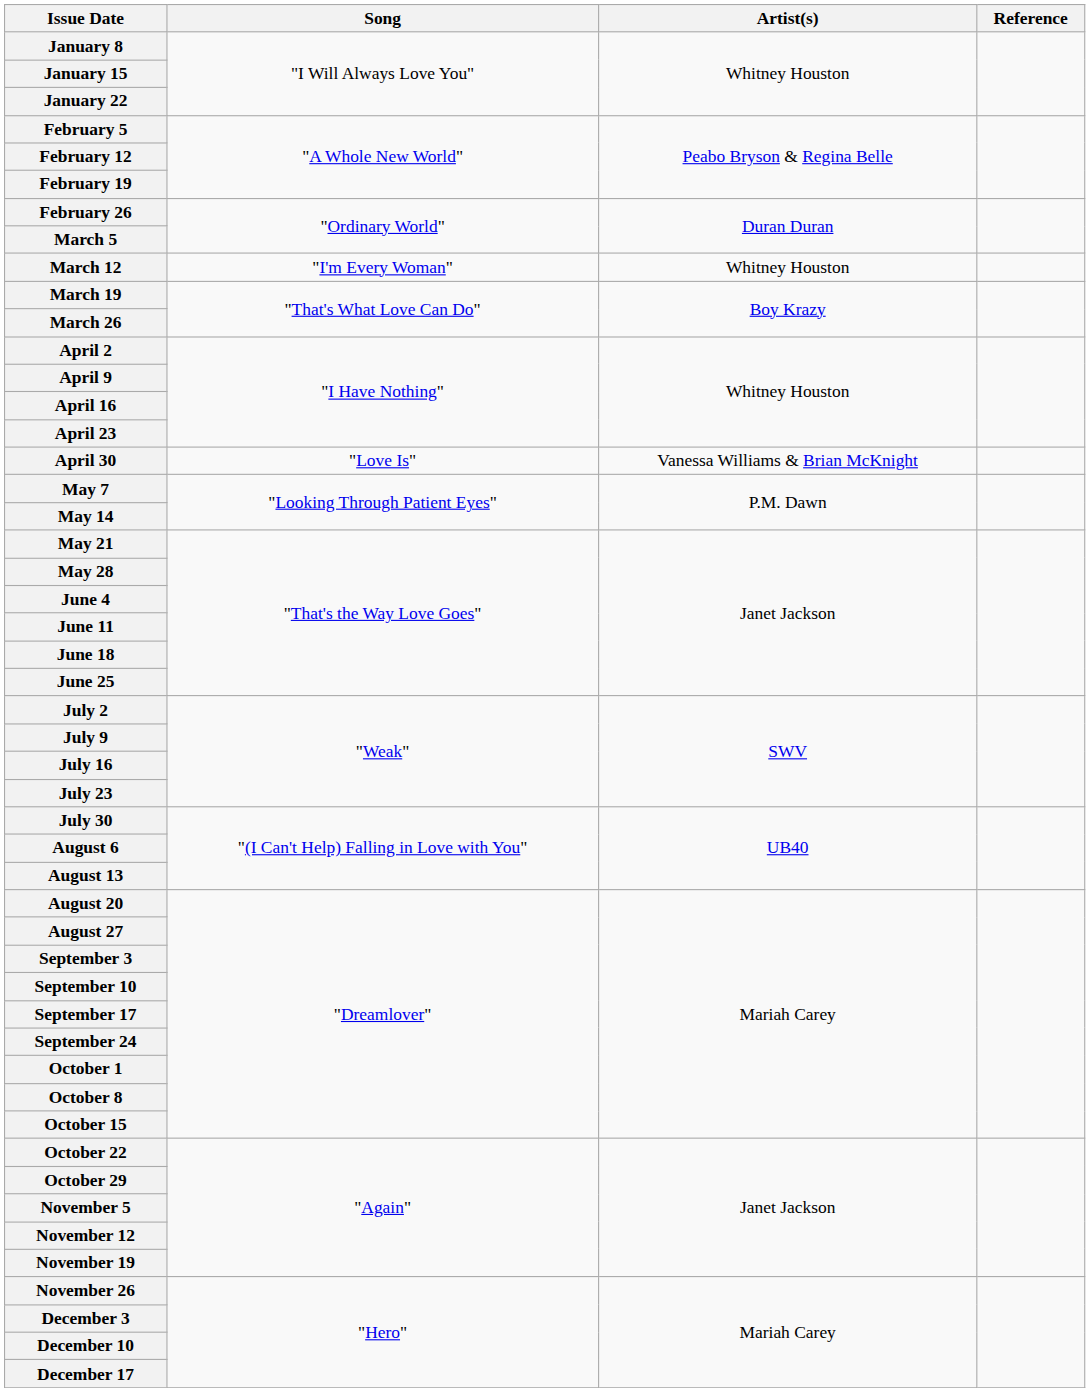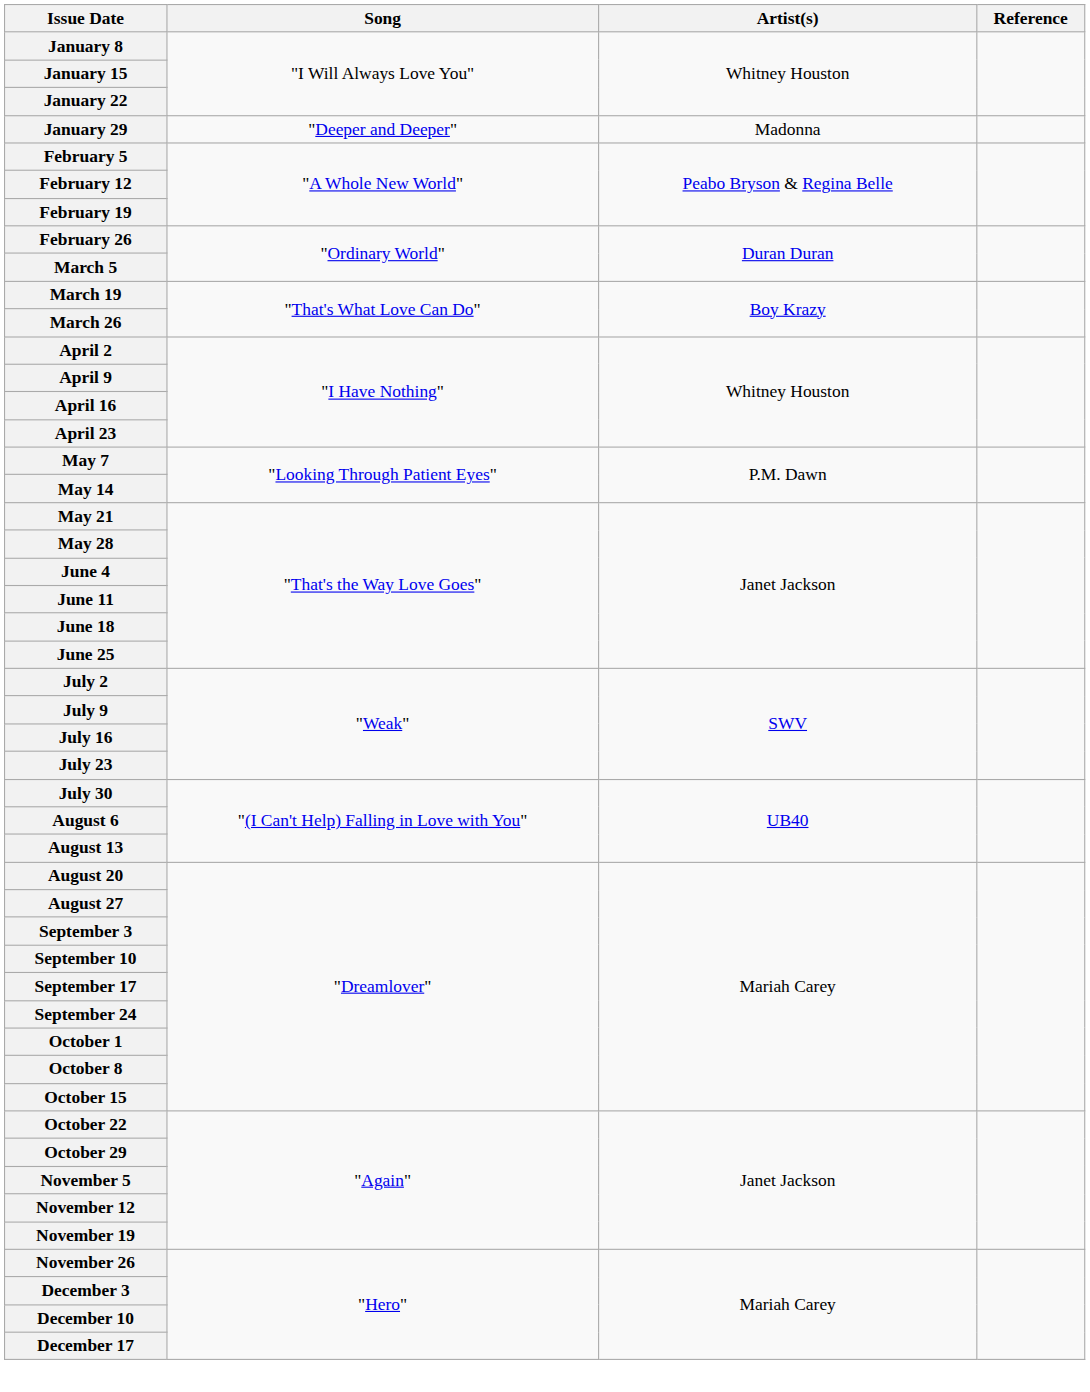+ row: (86, 128)
- row: (86, 267)
- row: (86, 460)
